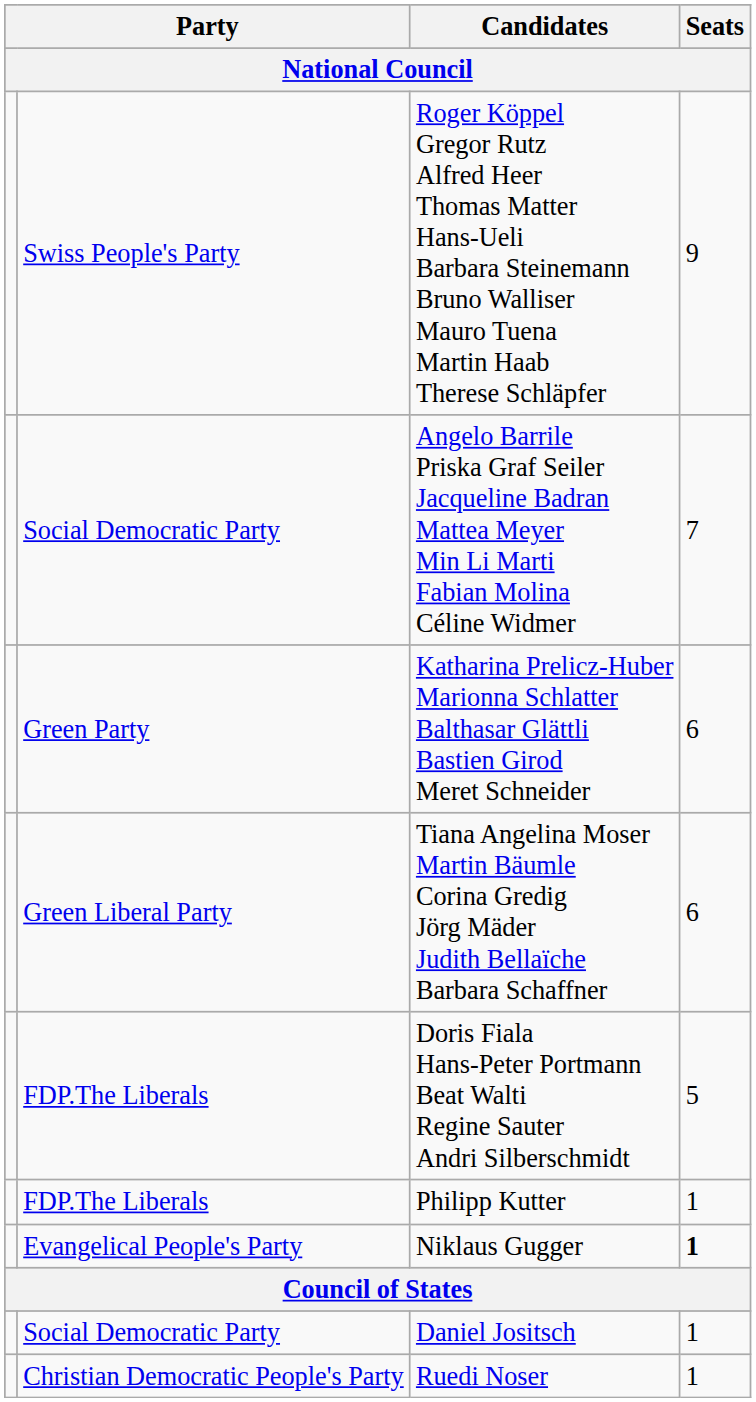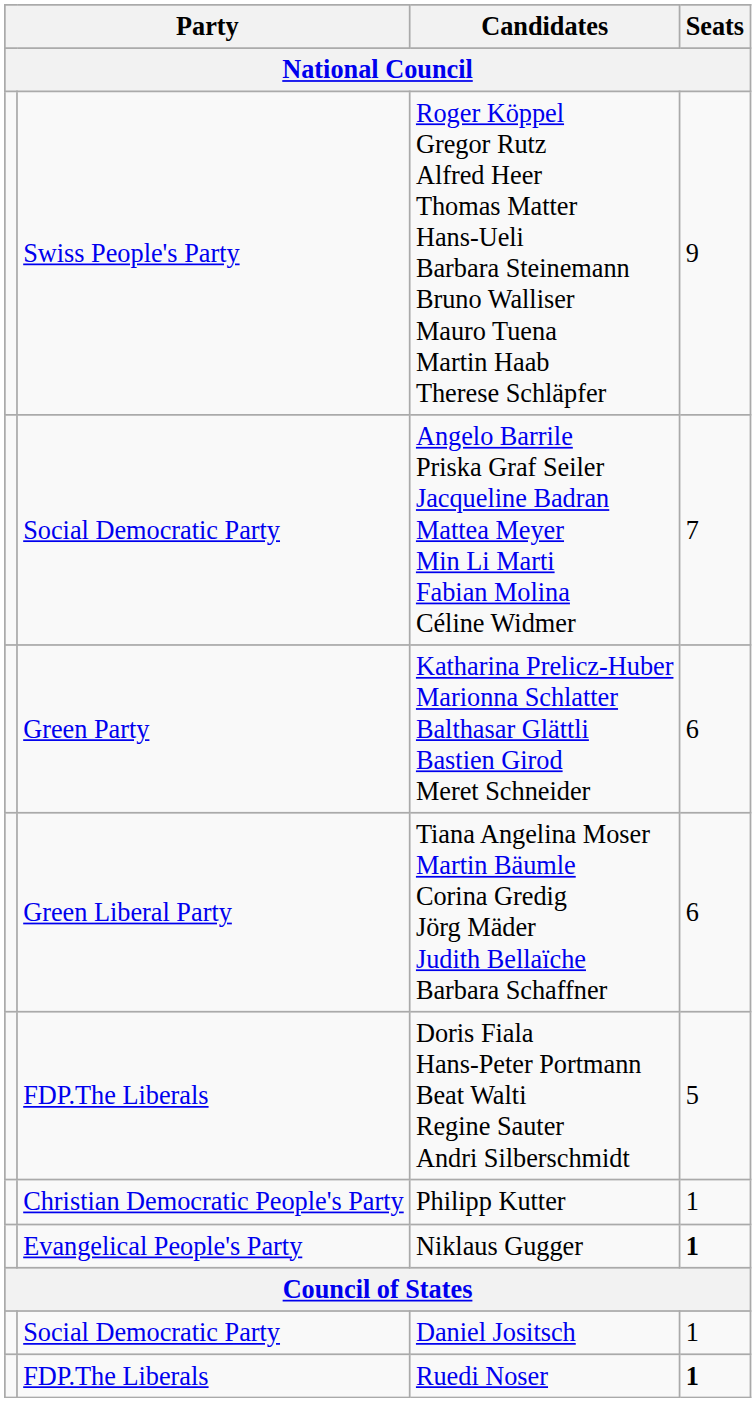(116, 1201) FDP.The Liberals -> (213, 1201) Christian Democratic People's Party
(213, 1375) Christian Democratic People's Party -> (116, 1375) FDP.The Liberals
(692, 1375) normal -> (692, 1375) bold
